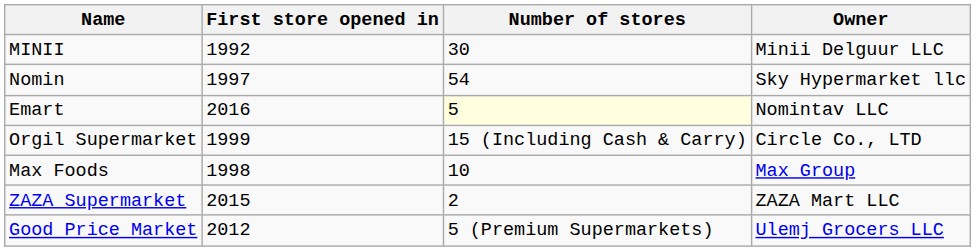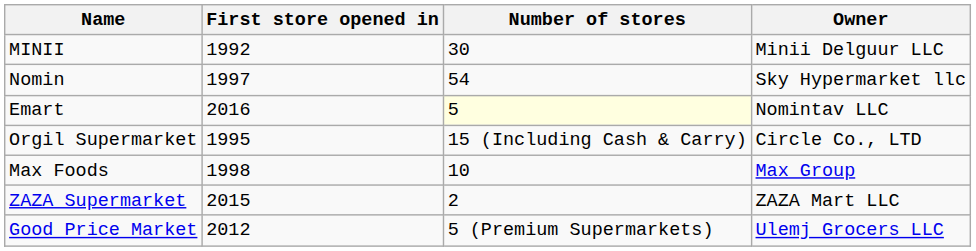(228, 140) 1999 -> (228, 140) 1995
